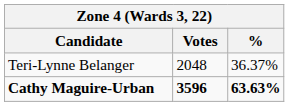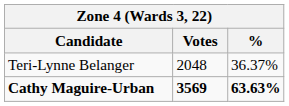(192, 88) 3596 -> (192, 88) 3569
